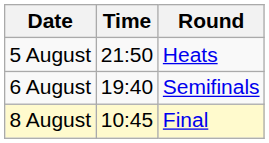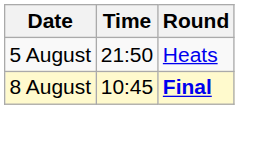- row: (50, 87)
(186, 120) normal -> (187, 87) bold
